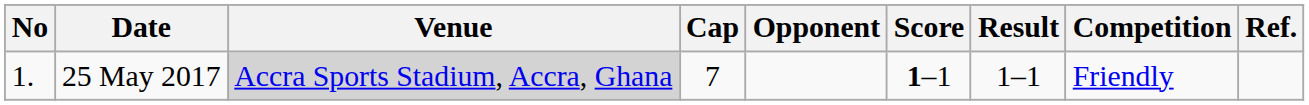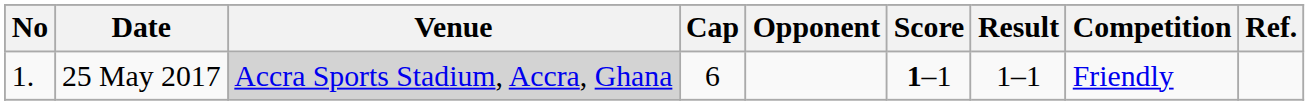(713, 75) 7 -> (713, 75) 6
